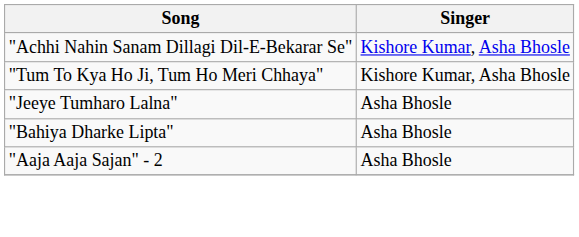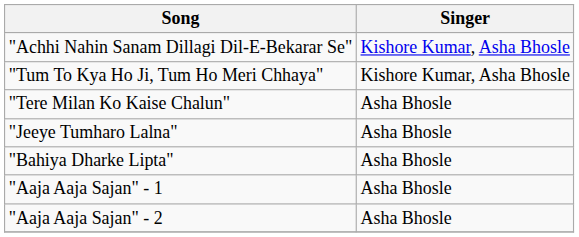+ row: (119, 103)
+ row: (86, 189)
